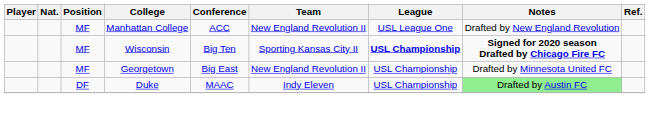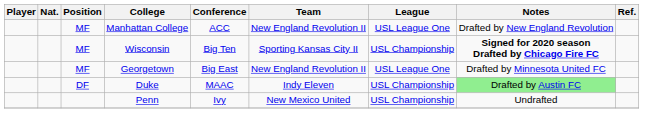(415, 48) bold -> (412, 48) normal
(415, 69) USL Championship -> (412, 69) USL League One
+ row: (147, 100)
